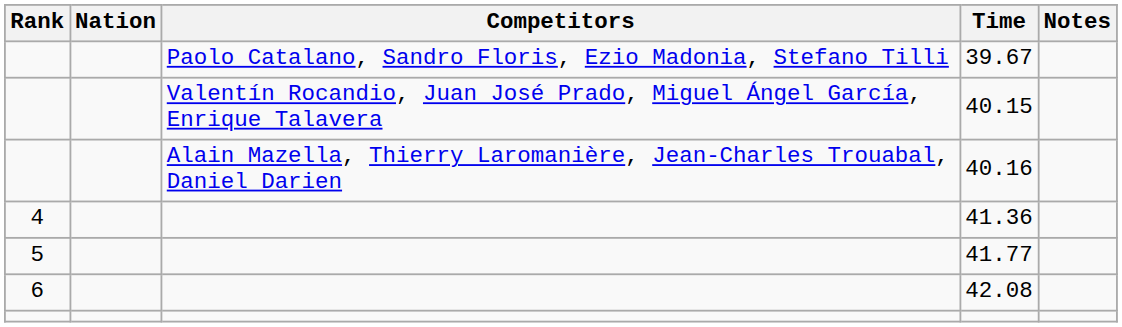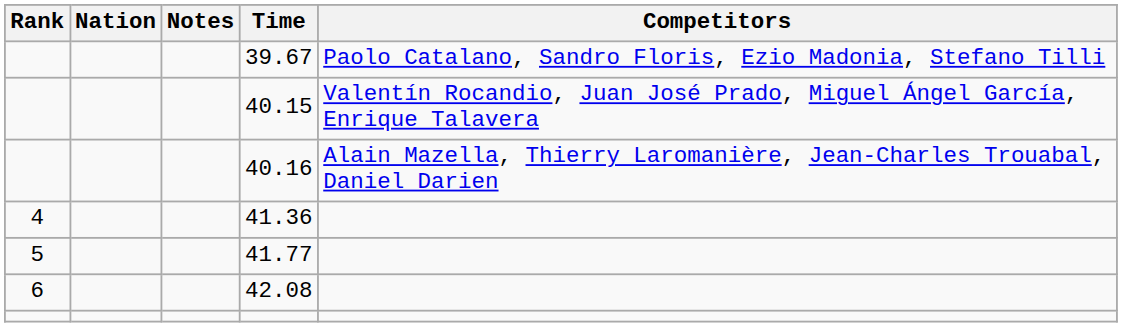columns swapped: (561, 23) <-> (1077, 23)
